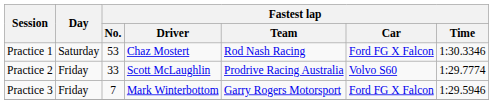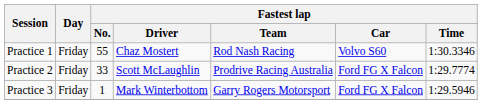(79, 52) Saturday -> (73, 52) Friday
(113, 52) 53 -> (102, 52) 55
(391, 52) Ford FG X Falcon -> (362, 52) Volvo S60
(373, 71) Volvo S60 -> (381, 71) Ford FG X Falcon
(113, 90) 7 -> (102, 90) 1
